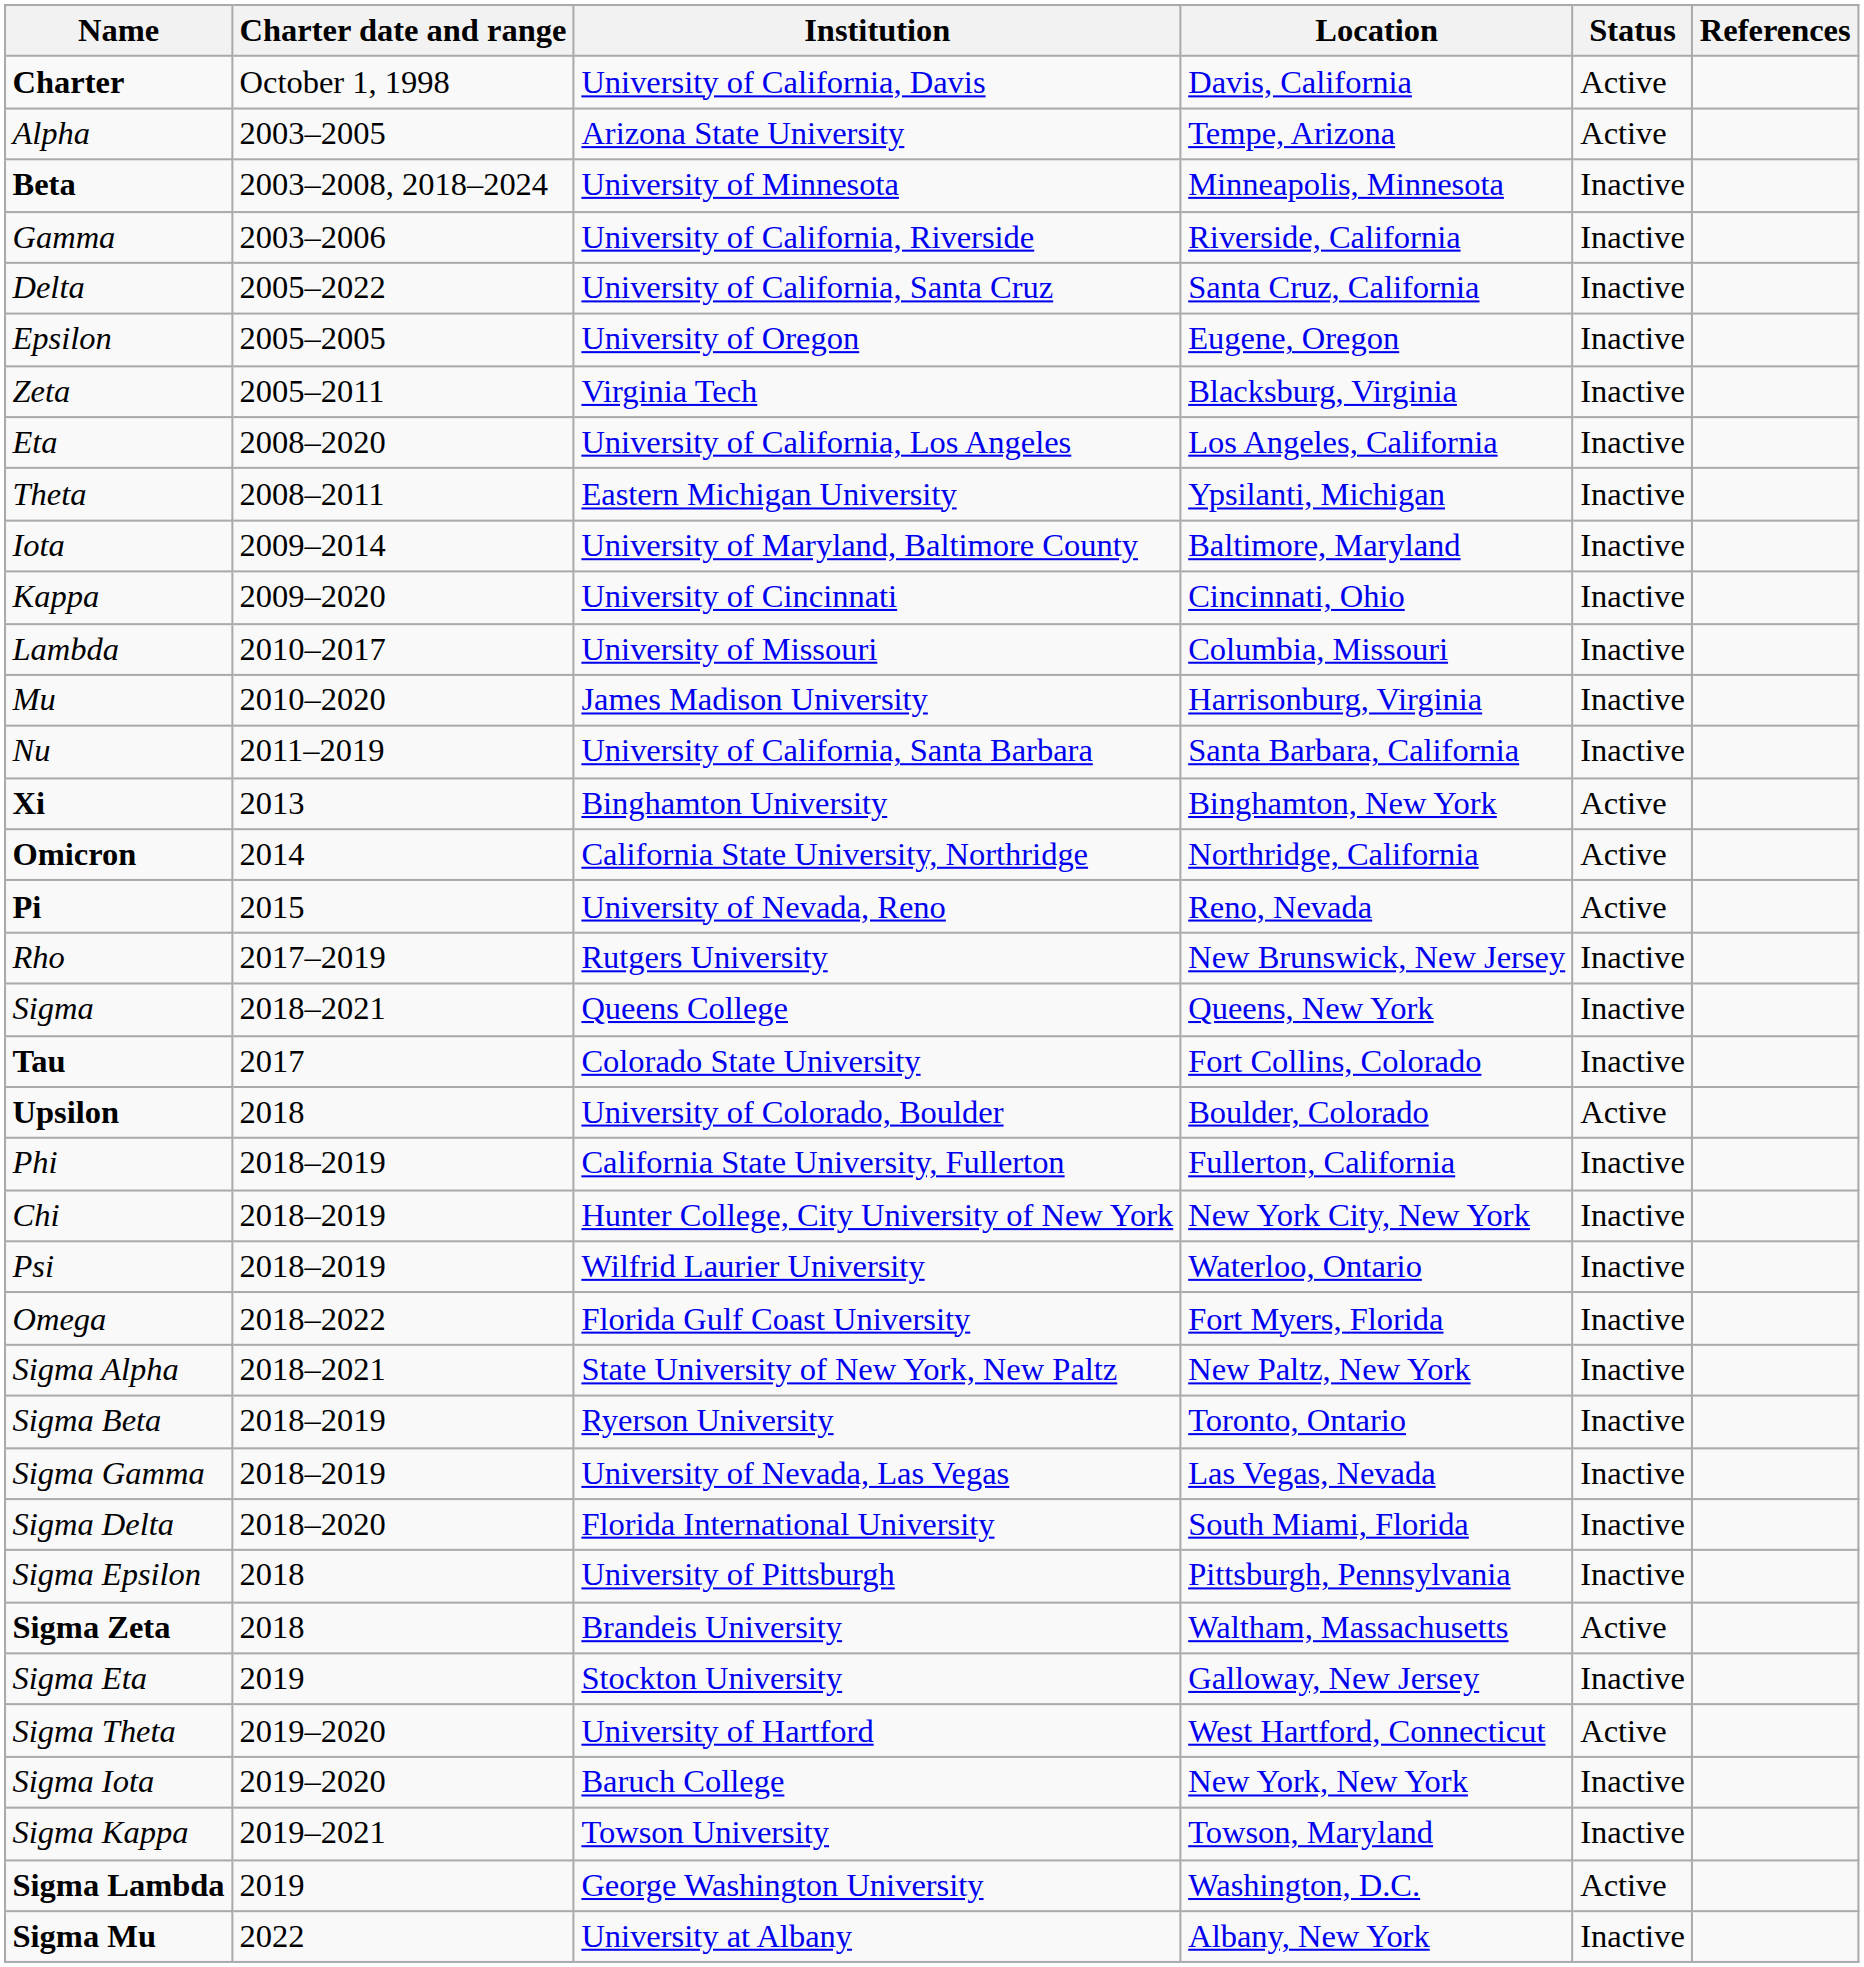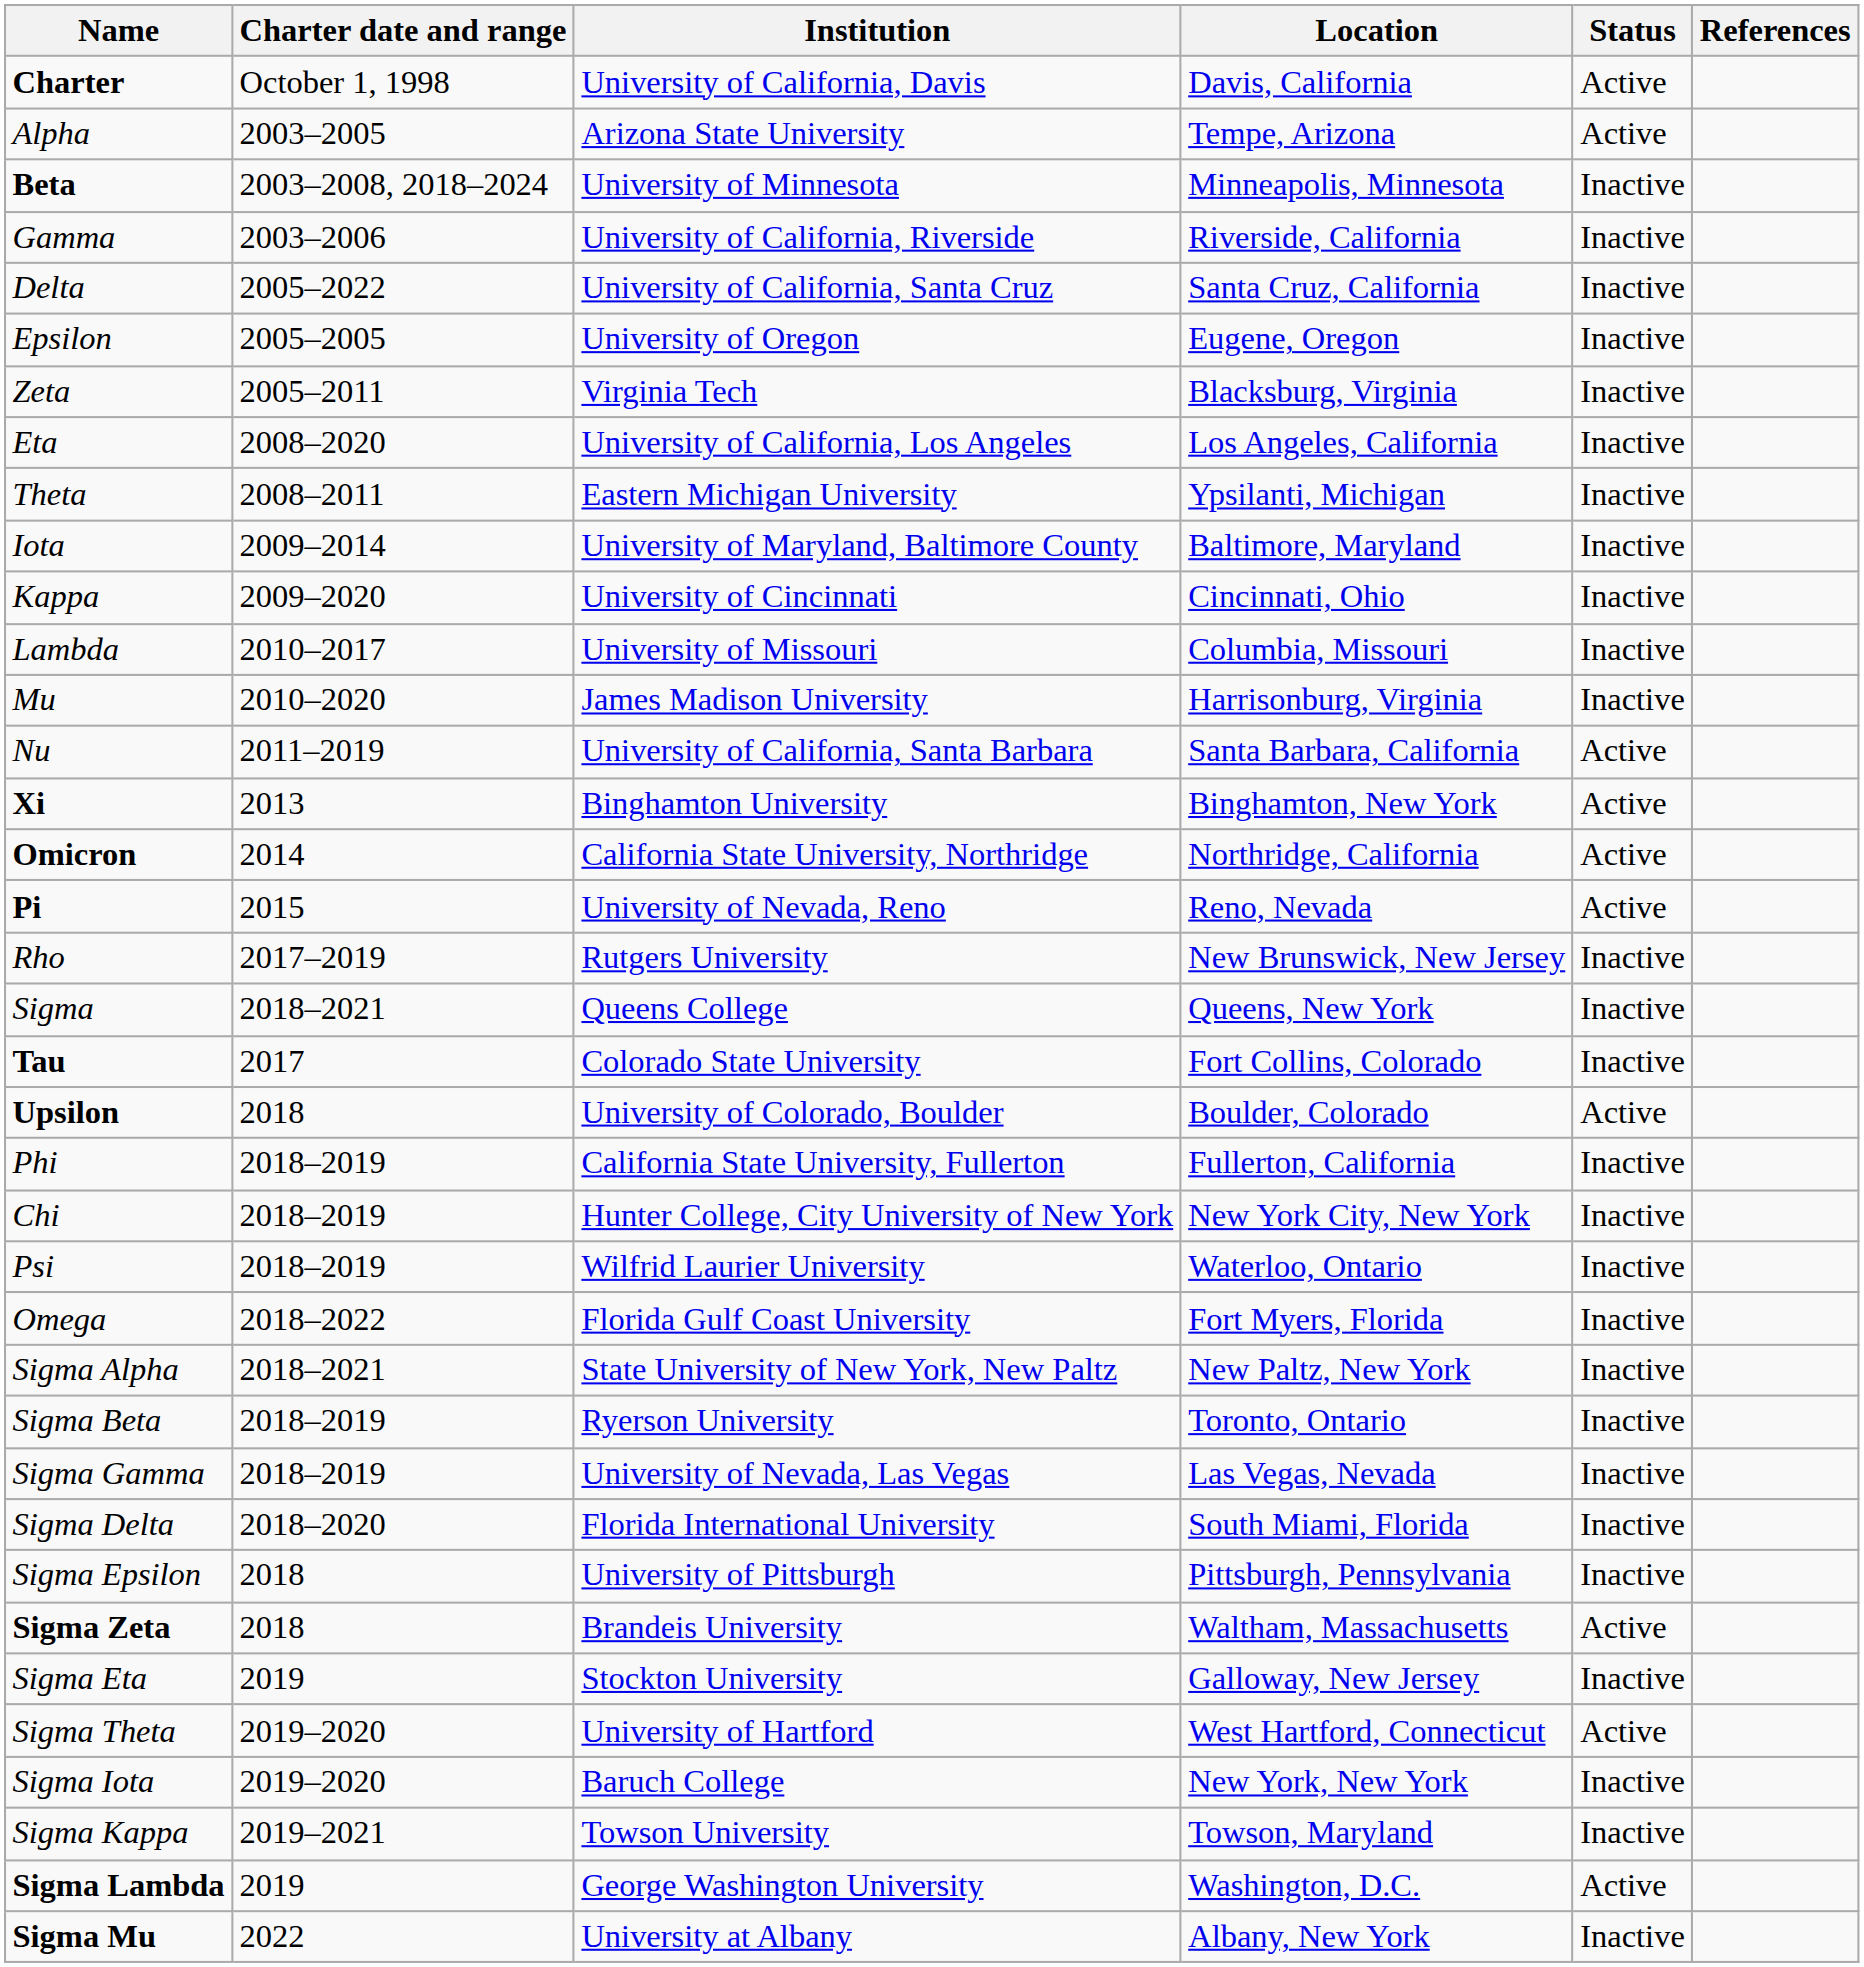(1633, 751) Inactive -> (1623, 751) Active
